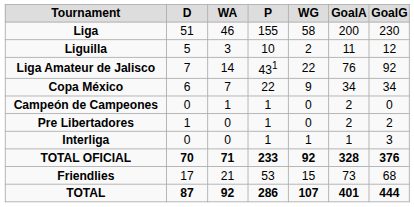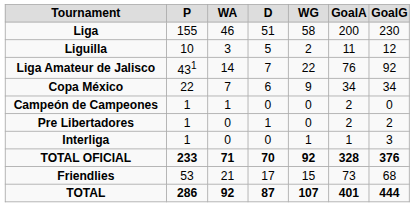columns swapped: (268, 13) <-> (187, 13)
